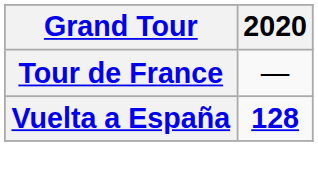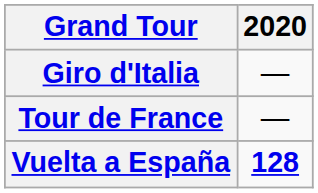+ row: (121, 72)
